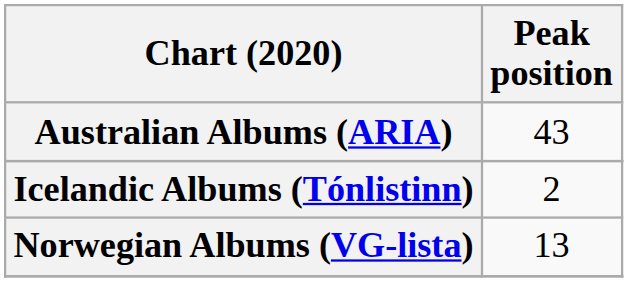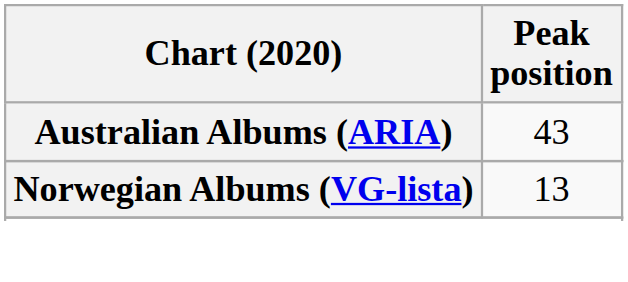- row: (244, 188)
